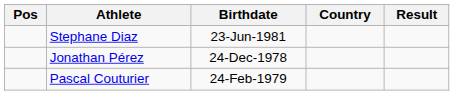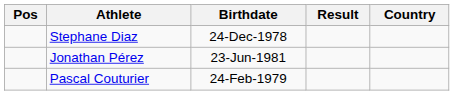columns swapped: (345, 15) <-> (417, 15)
(248, 36) 23-Jun-1981 -> (248, 36) 24-Dec-1978
(248, 57) 24-Dec-1978 -> (248, 57) 23-Jun-1981
